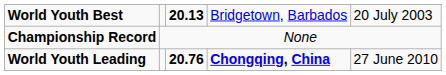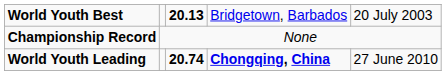(186, 59) 20.76 -> (186, 59) 20.74
